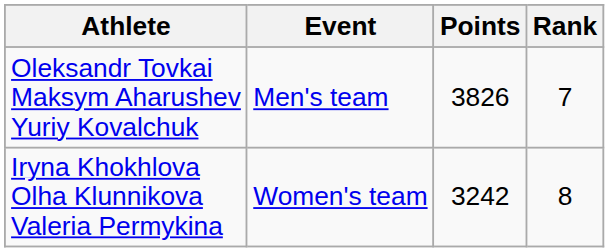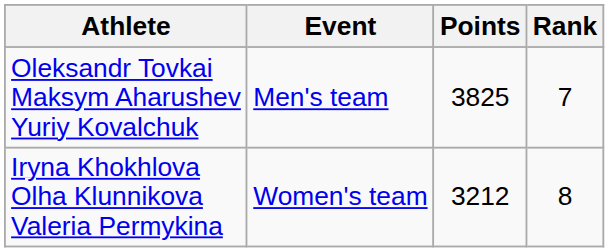(480, 97) 3826 -> (480, 97) 3825
(480, 197) 3242 -> (480, 197) 3212
